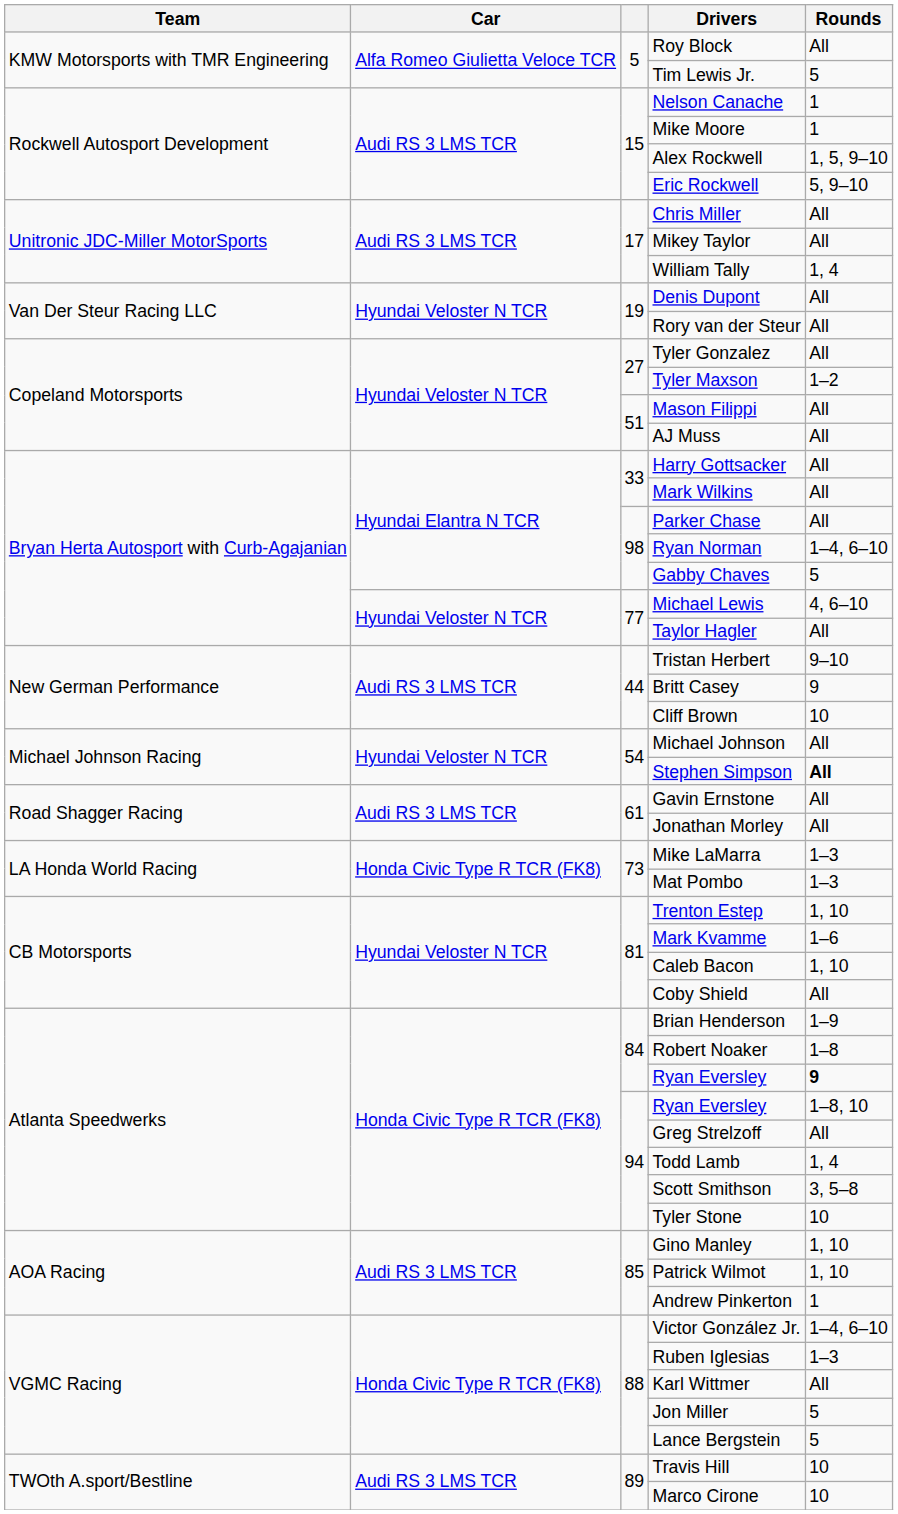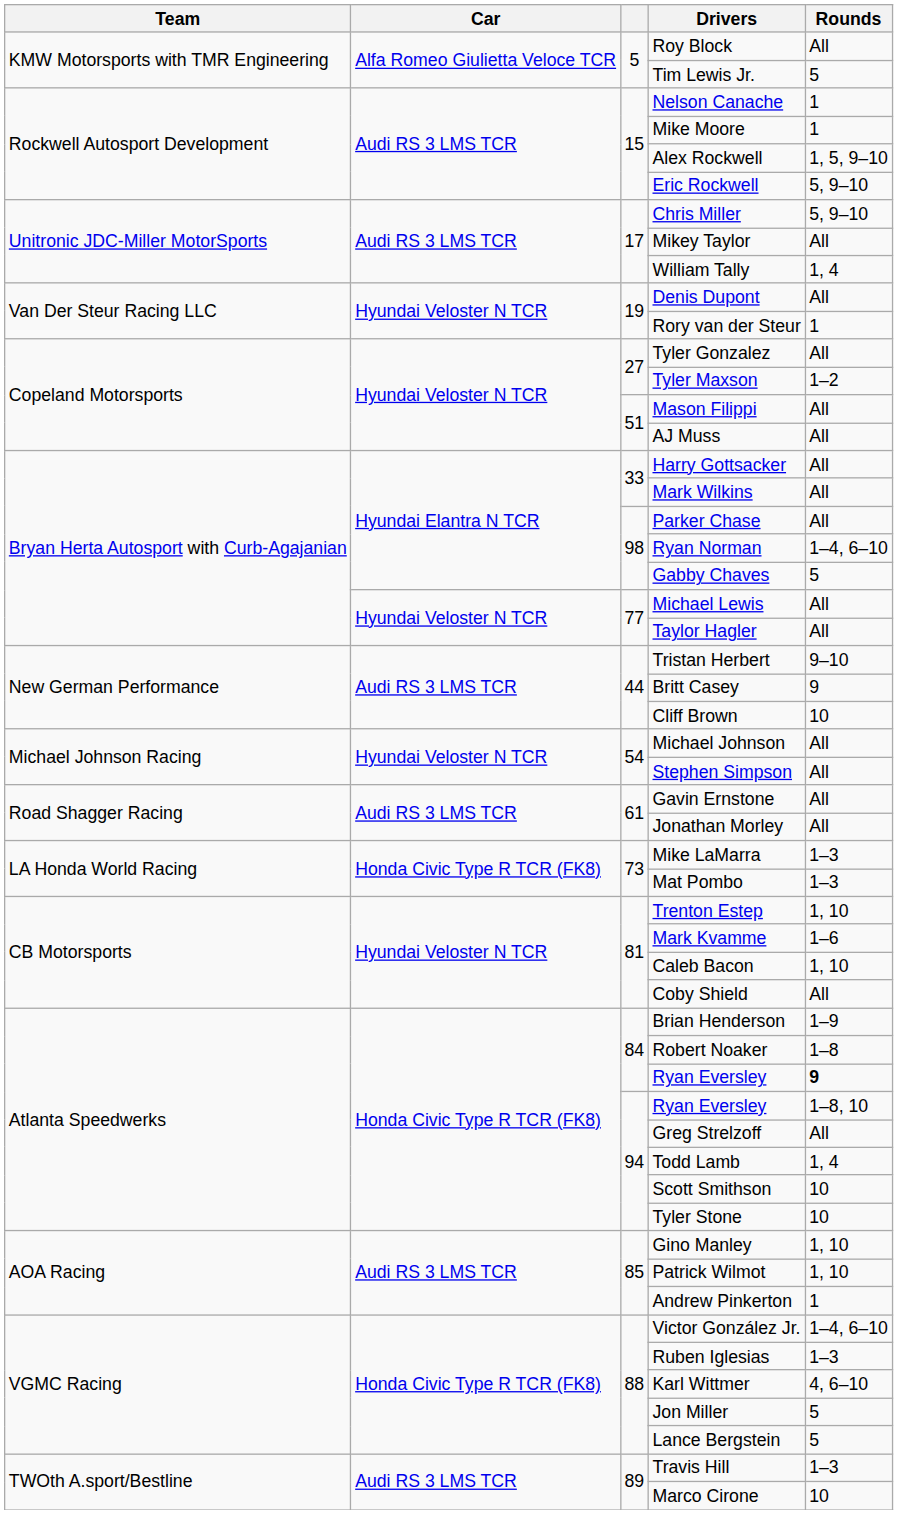(819, 213) All -> (839, 213) 5, 9–10
(819, 325) All -> (814, 325) 1
(839, 603) 4, 6–10 -> (819, 603) All
(820, 771) bold -> (819, 771) normal
(834, 1189) 3, 5–8 -> (819, 1189) 10
(819, 1384) All -> (839, 1384) 4, 6–10
(819, 1467) 10 -> (824, 1467) 1–3
